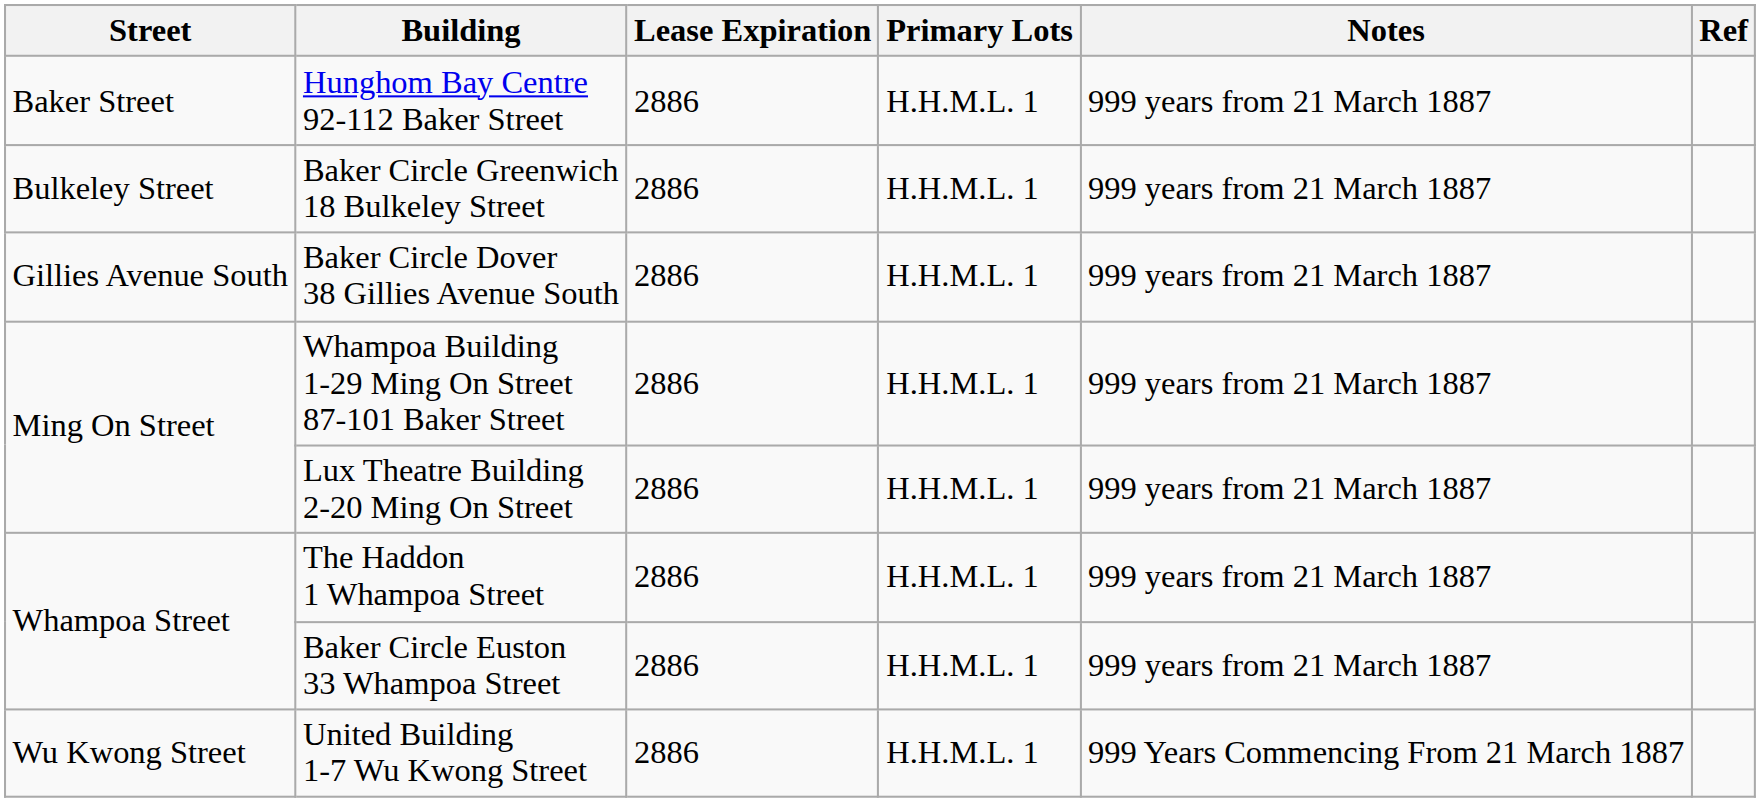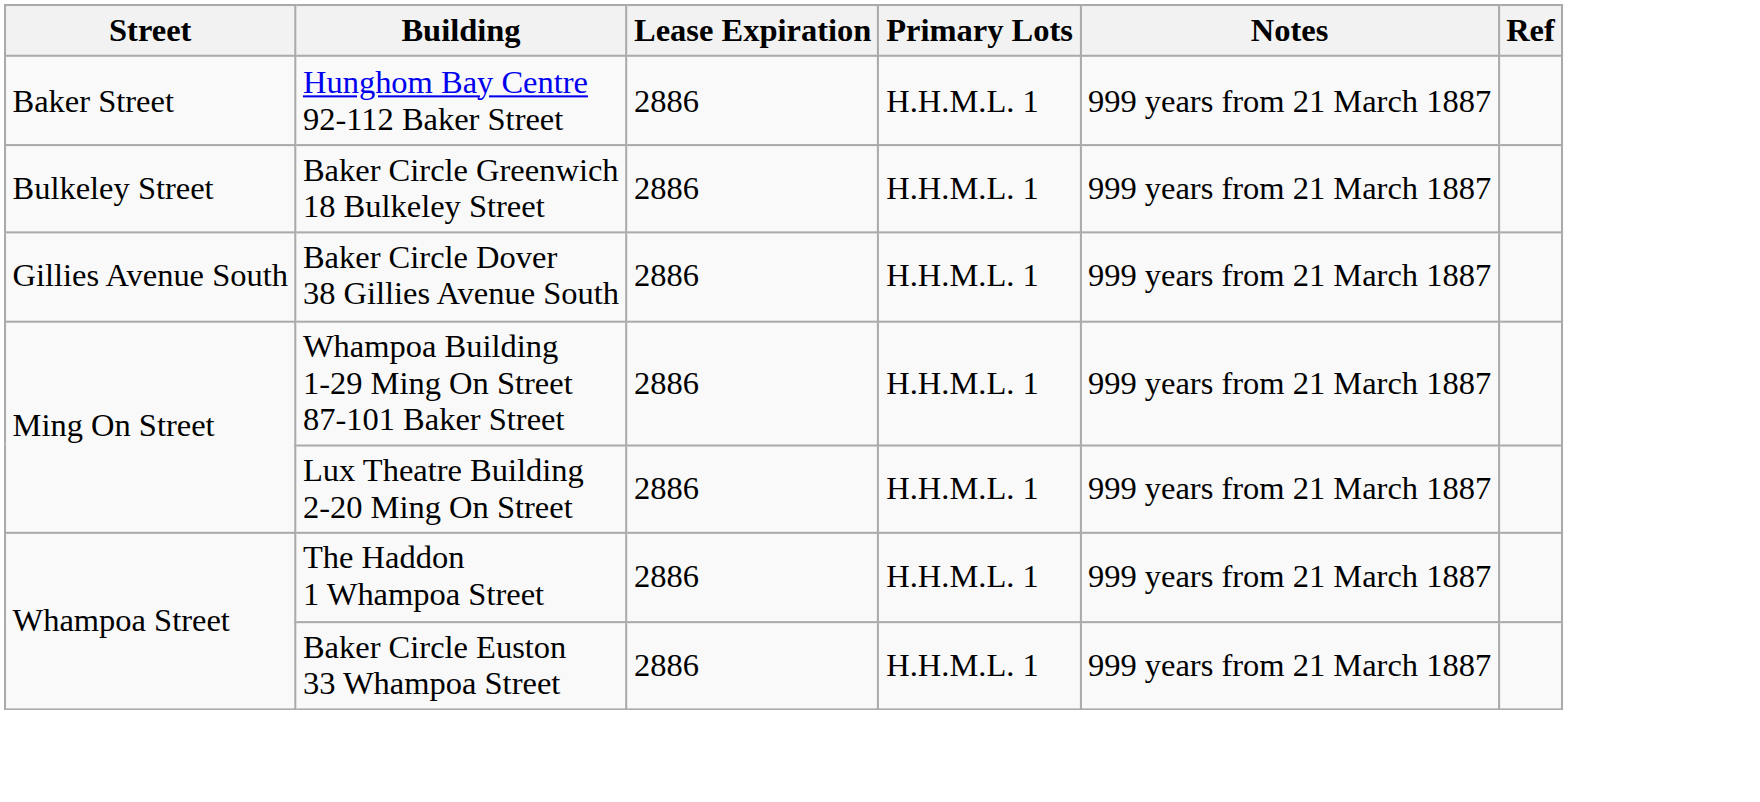- row: (445, 752)
